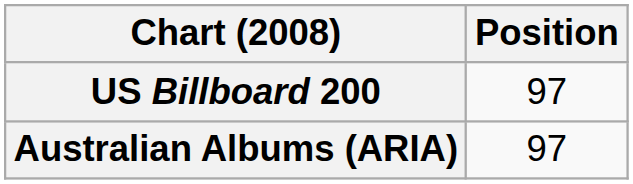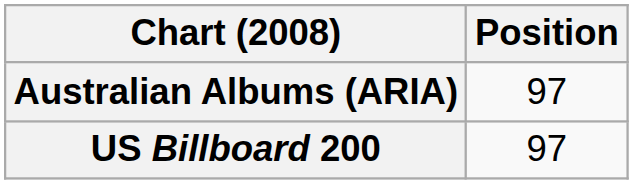rows swapped: (236, 149) <-> (236, 91)
